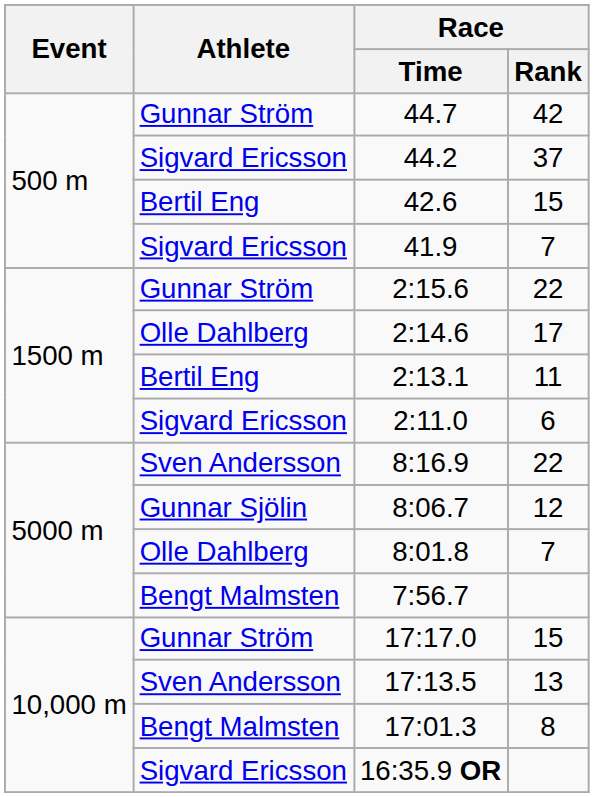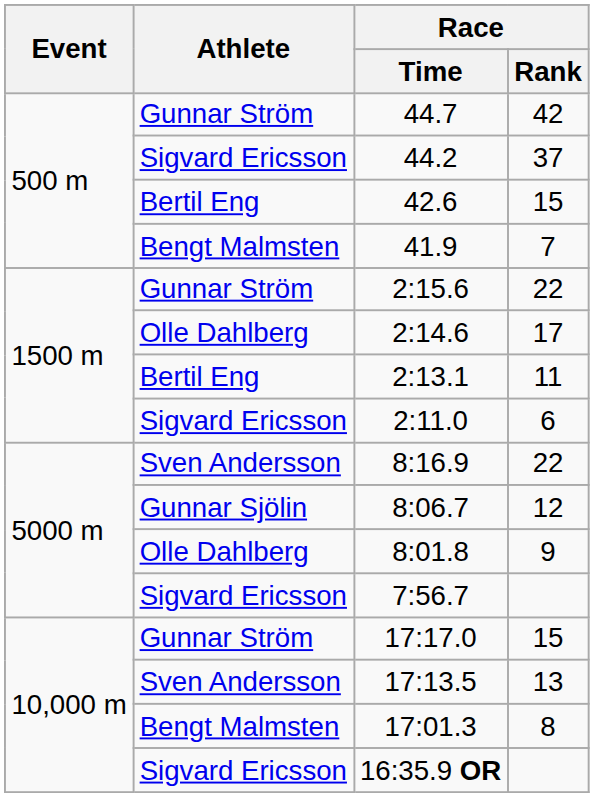(243, 246) Sigvard Ericsson -> (239, 246) Bengt Malmsten
(548, 551) 7 -> (548, 551) 9
(239, 595) Bengt Malmsten -> (243, 595) Sigvard Ericsson
